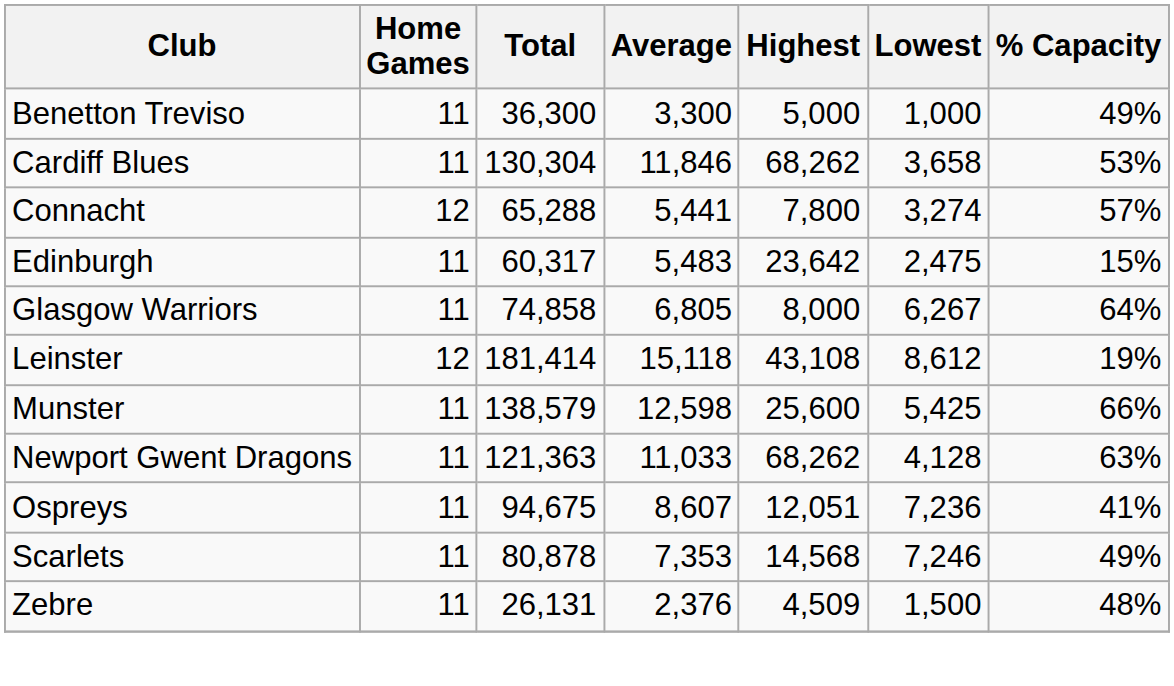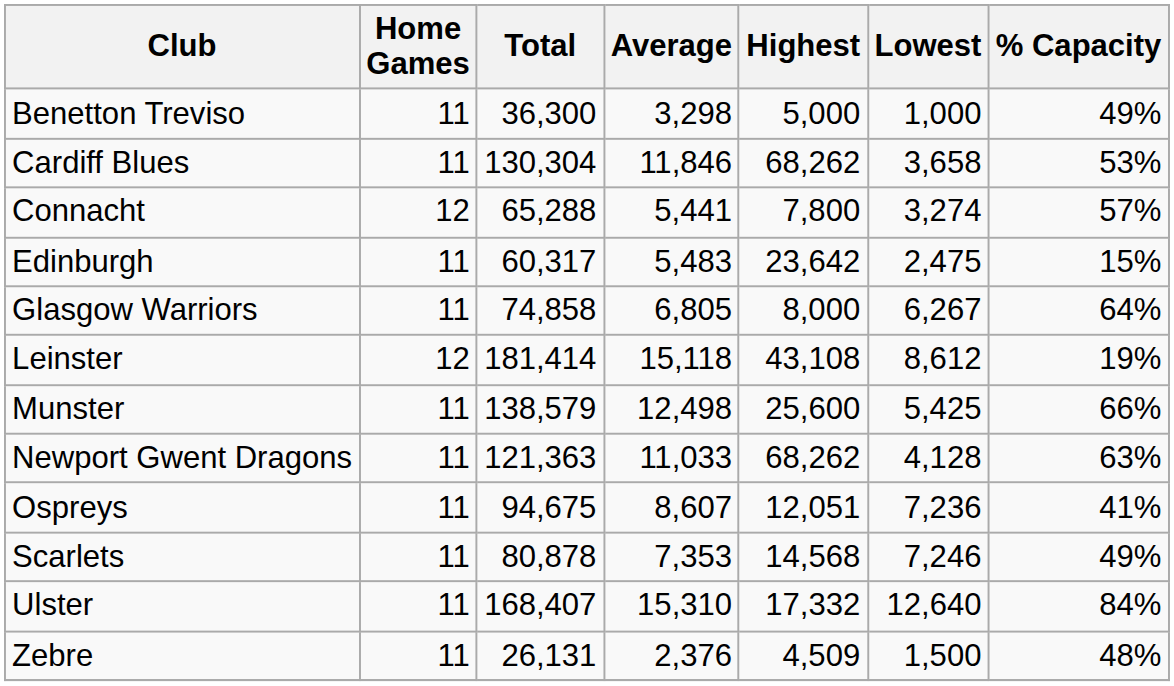(693, 113) 3,300 -> (693, 113) 3,298
(685, 408) 12,598 -> (685, 408) 12,498
+ row: (53, 605)
